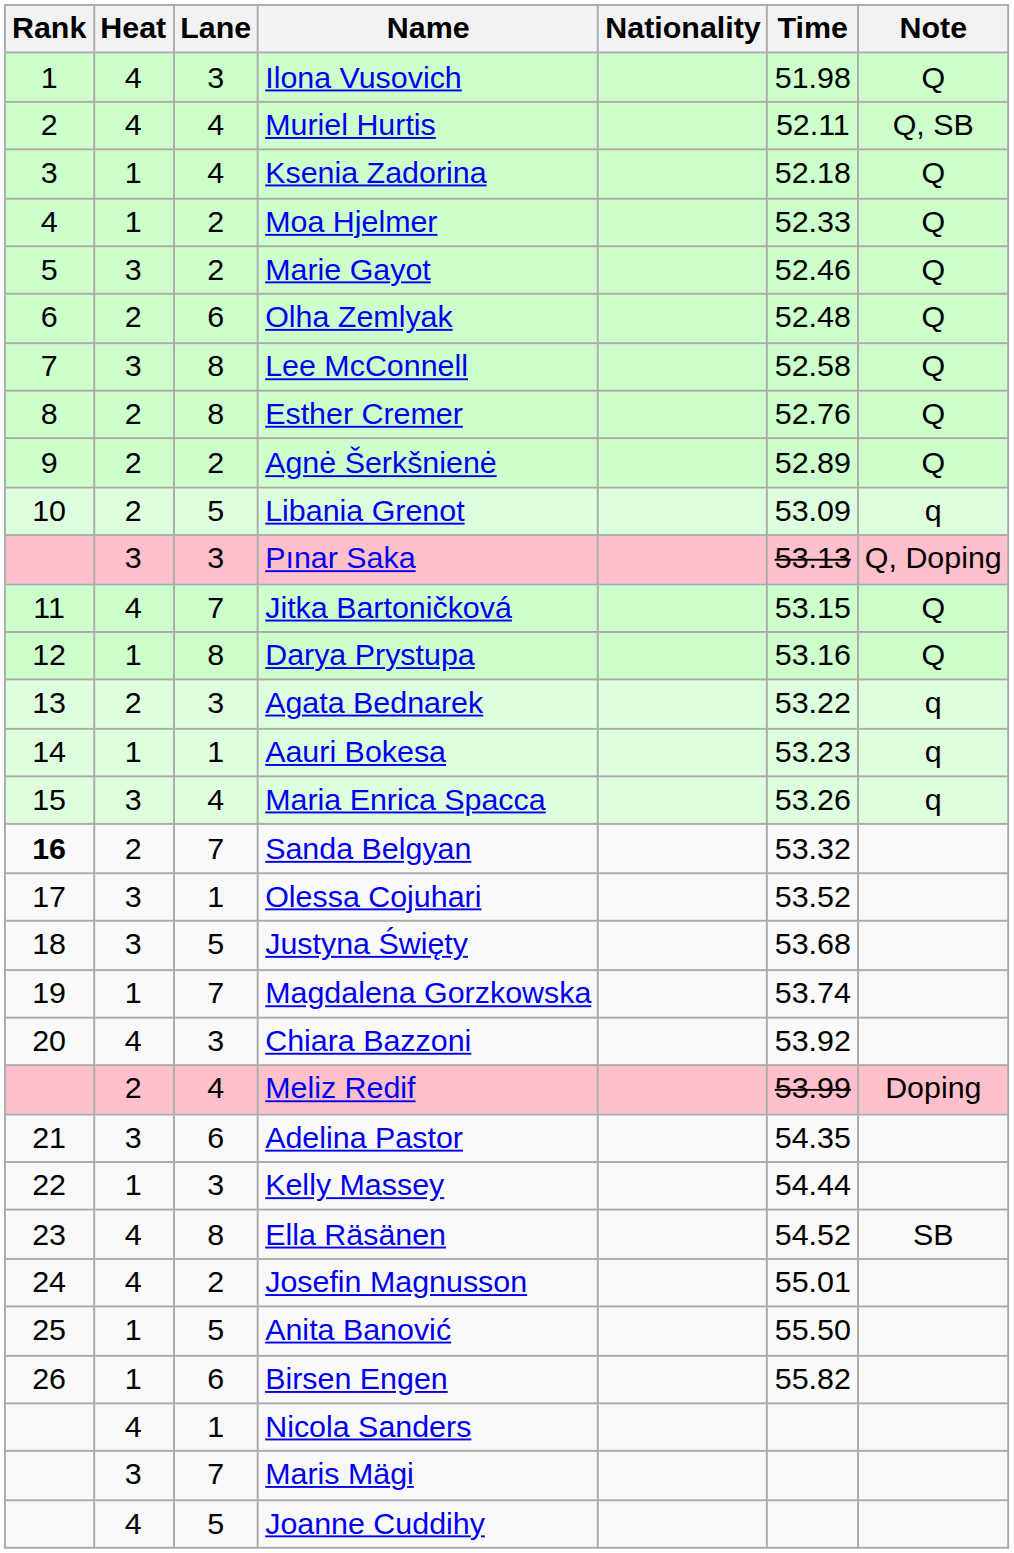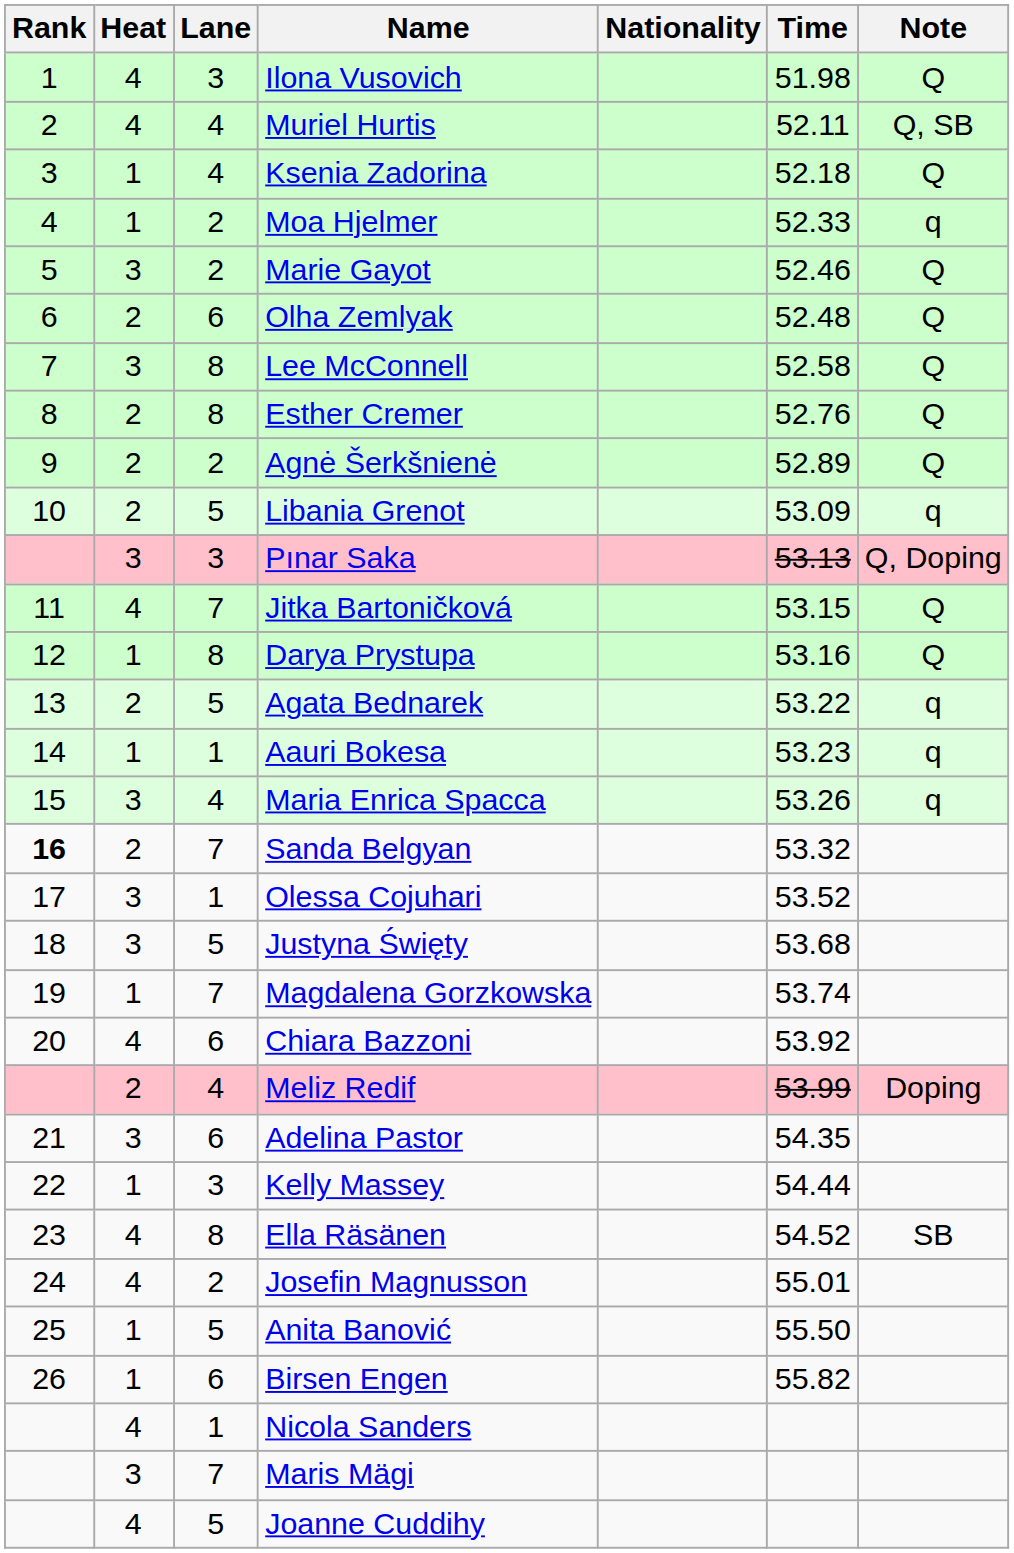(933, 221) Q -> (933, 221) q
(216, 703) 3 -> (216, 703) 5
(216, 1041) 3 -> (216, 1041) 6
